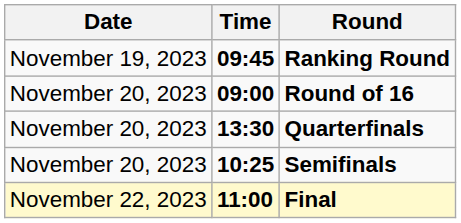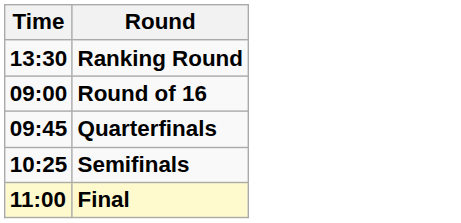- column: (108, 22)
(246, 57) 09:45 -> (39, 57) 13:30
(246, 128) 13:30 -> (39, 128) 09:45
